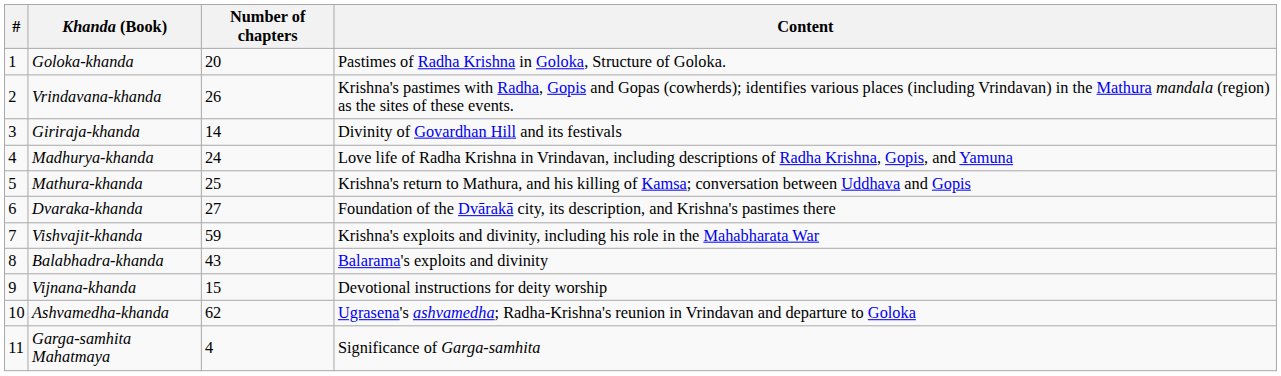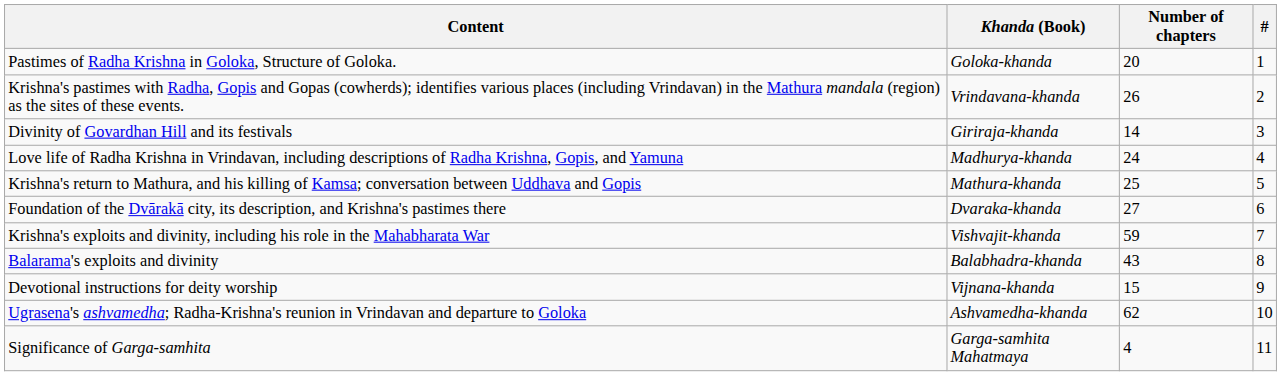columns swapped: (16, 26) <-> (805, 26)
